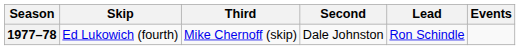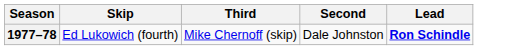- column: (491, 14)
(427, 34) normal -> (430, 34) bold
